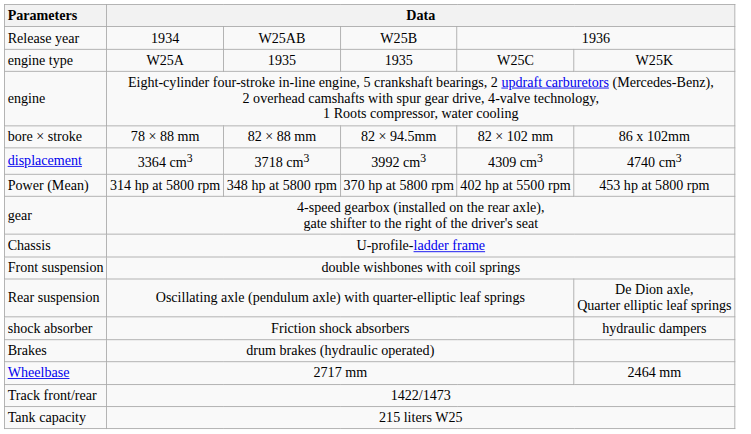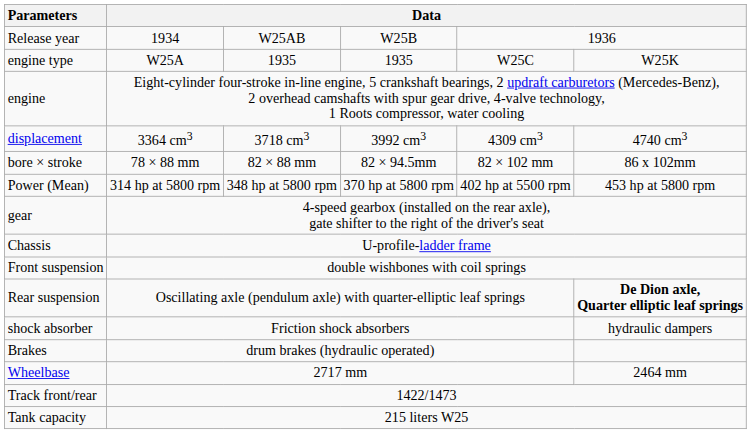rows swapped: (45, 160) <-> (45, 136)
(654, 298) normal -> (660, 298) bold
